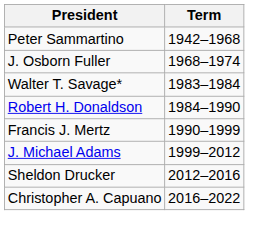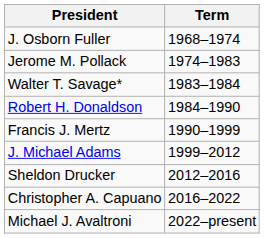- row: (66, 38)
+ row: (67, 61)
+ row: (70, 221)
